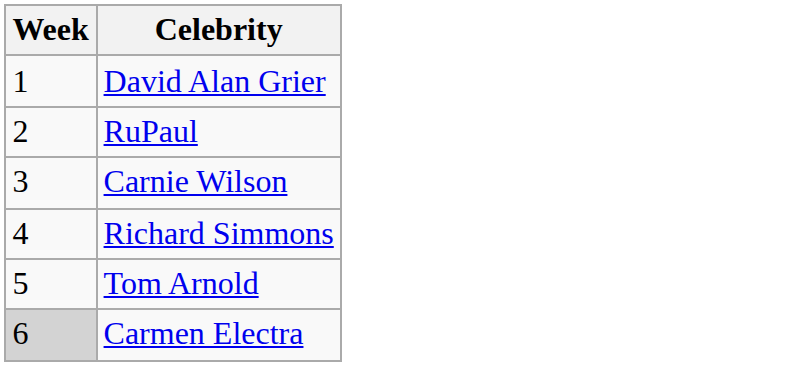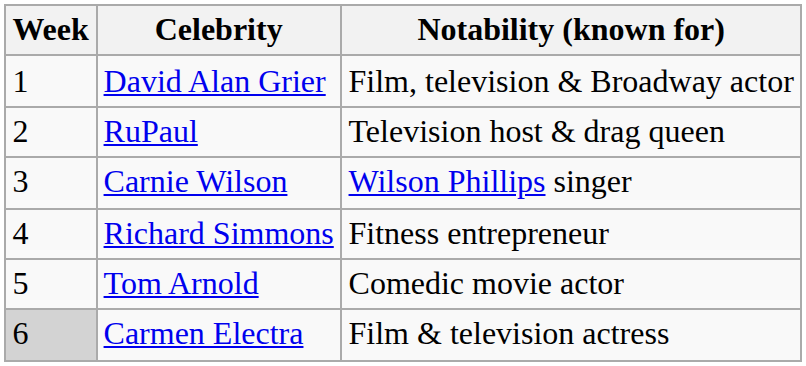+ column: (571, 29)
